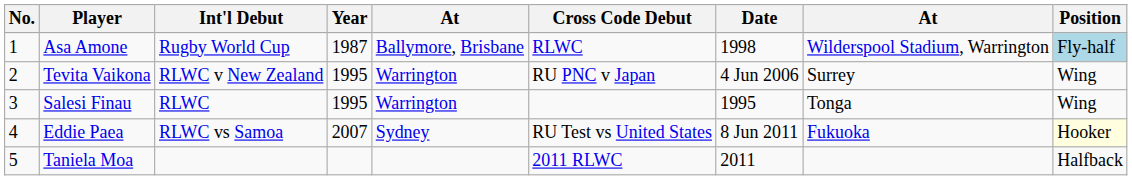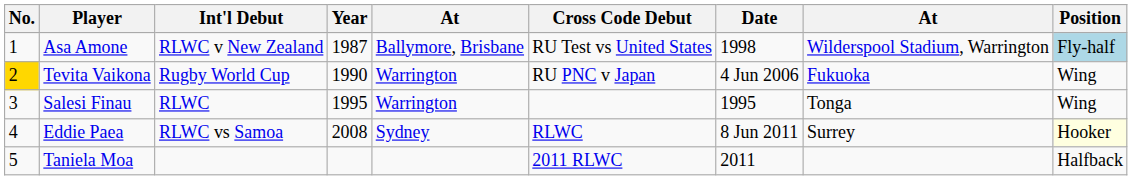(224, 47) Rugby World Cup -> (241, 47) RLWC v New Zealand
(558, 47) RLWC -> (622, 47) RU Test vs United States
(13, 75) no background -> (13, 75) gold background
(241, 75) RLWC v New Zealand -> (224, 75) Rugby World Cup
(350, 75) 1995 -> (350, 75) 1990
(831, 75) Surrey -> (838, 75) Fukuoka
(350, 132) 2007 -> (350, 132) 2008
(622, 132) RU Test vs United States -> (558, 132) RLWC
(838, 132) Fukuoka -> (831, 132) Surrey
